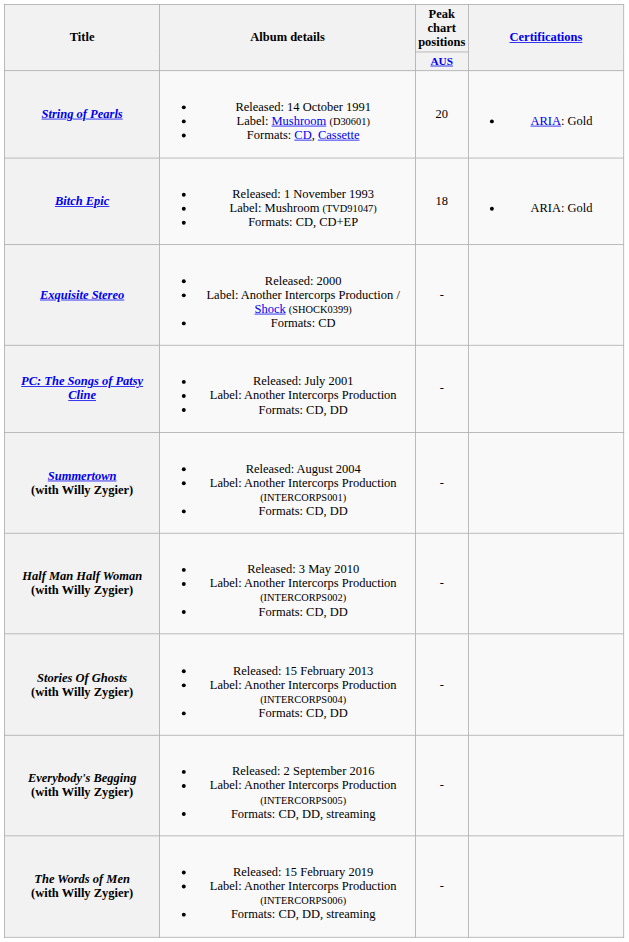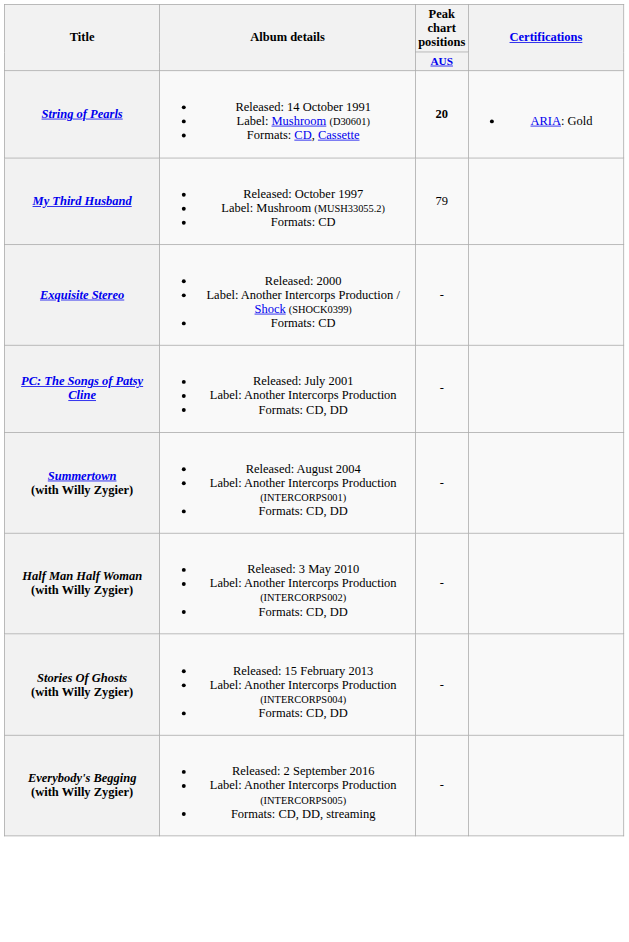(442, 114) normal -> (442, 114) bold
- row: (82, 201)
+ row: (82, 201)
- row: (82, 886)
